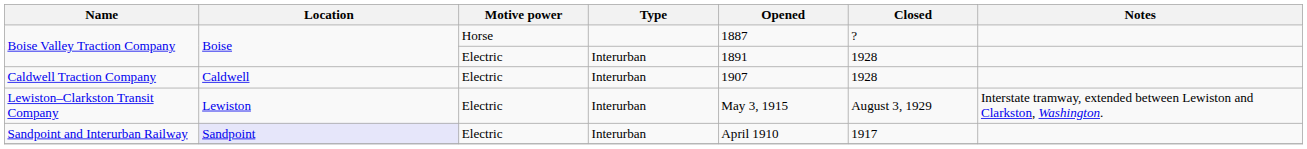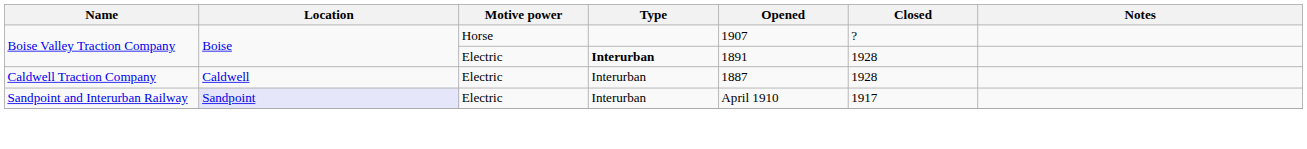(734, 35) 1887 -> (734, 35) 1907
(619, 56) normal -> (623, 56) bold
(734, 77) 1907 -> (734, 77) 1887
- row: (81, 105)
